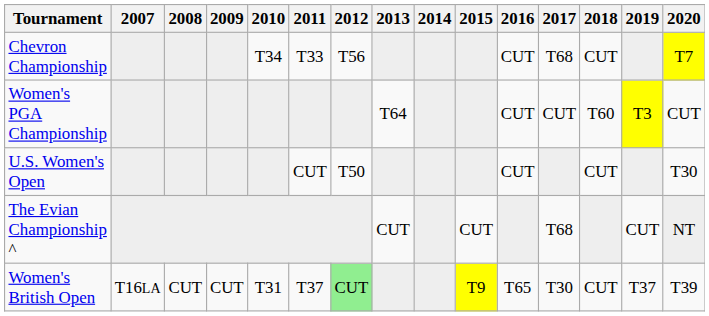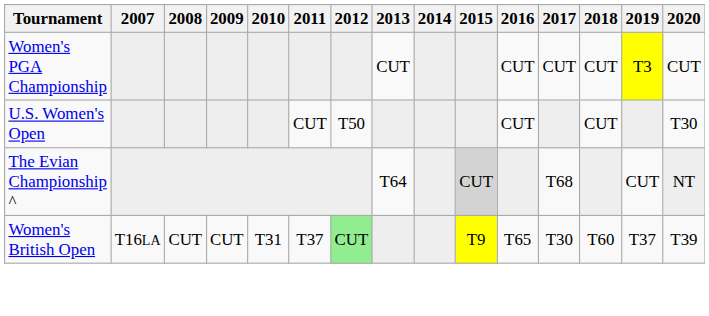- row: (58, 56)
(393, 114) T64 -> (393, 66) CUT
(601, 114) T60 -> (601, 66) CUT
(393, 229) CUT -> (393, 181) T64
(476, 229) no background -> (476, 181) lightgrey background
(601, 287) CUT -> (601, 239) T60
